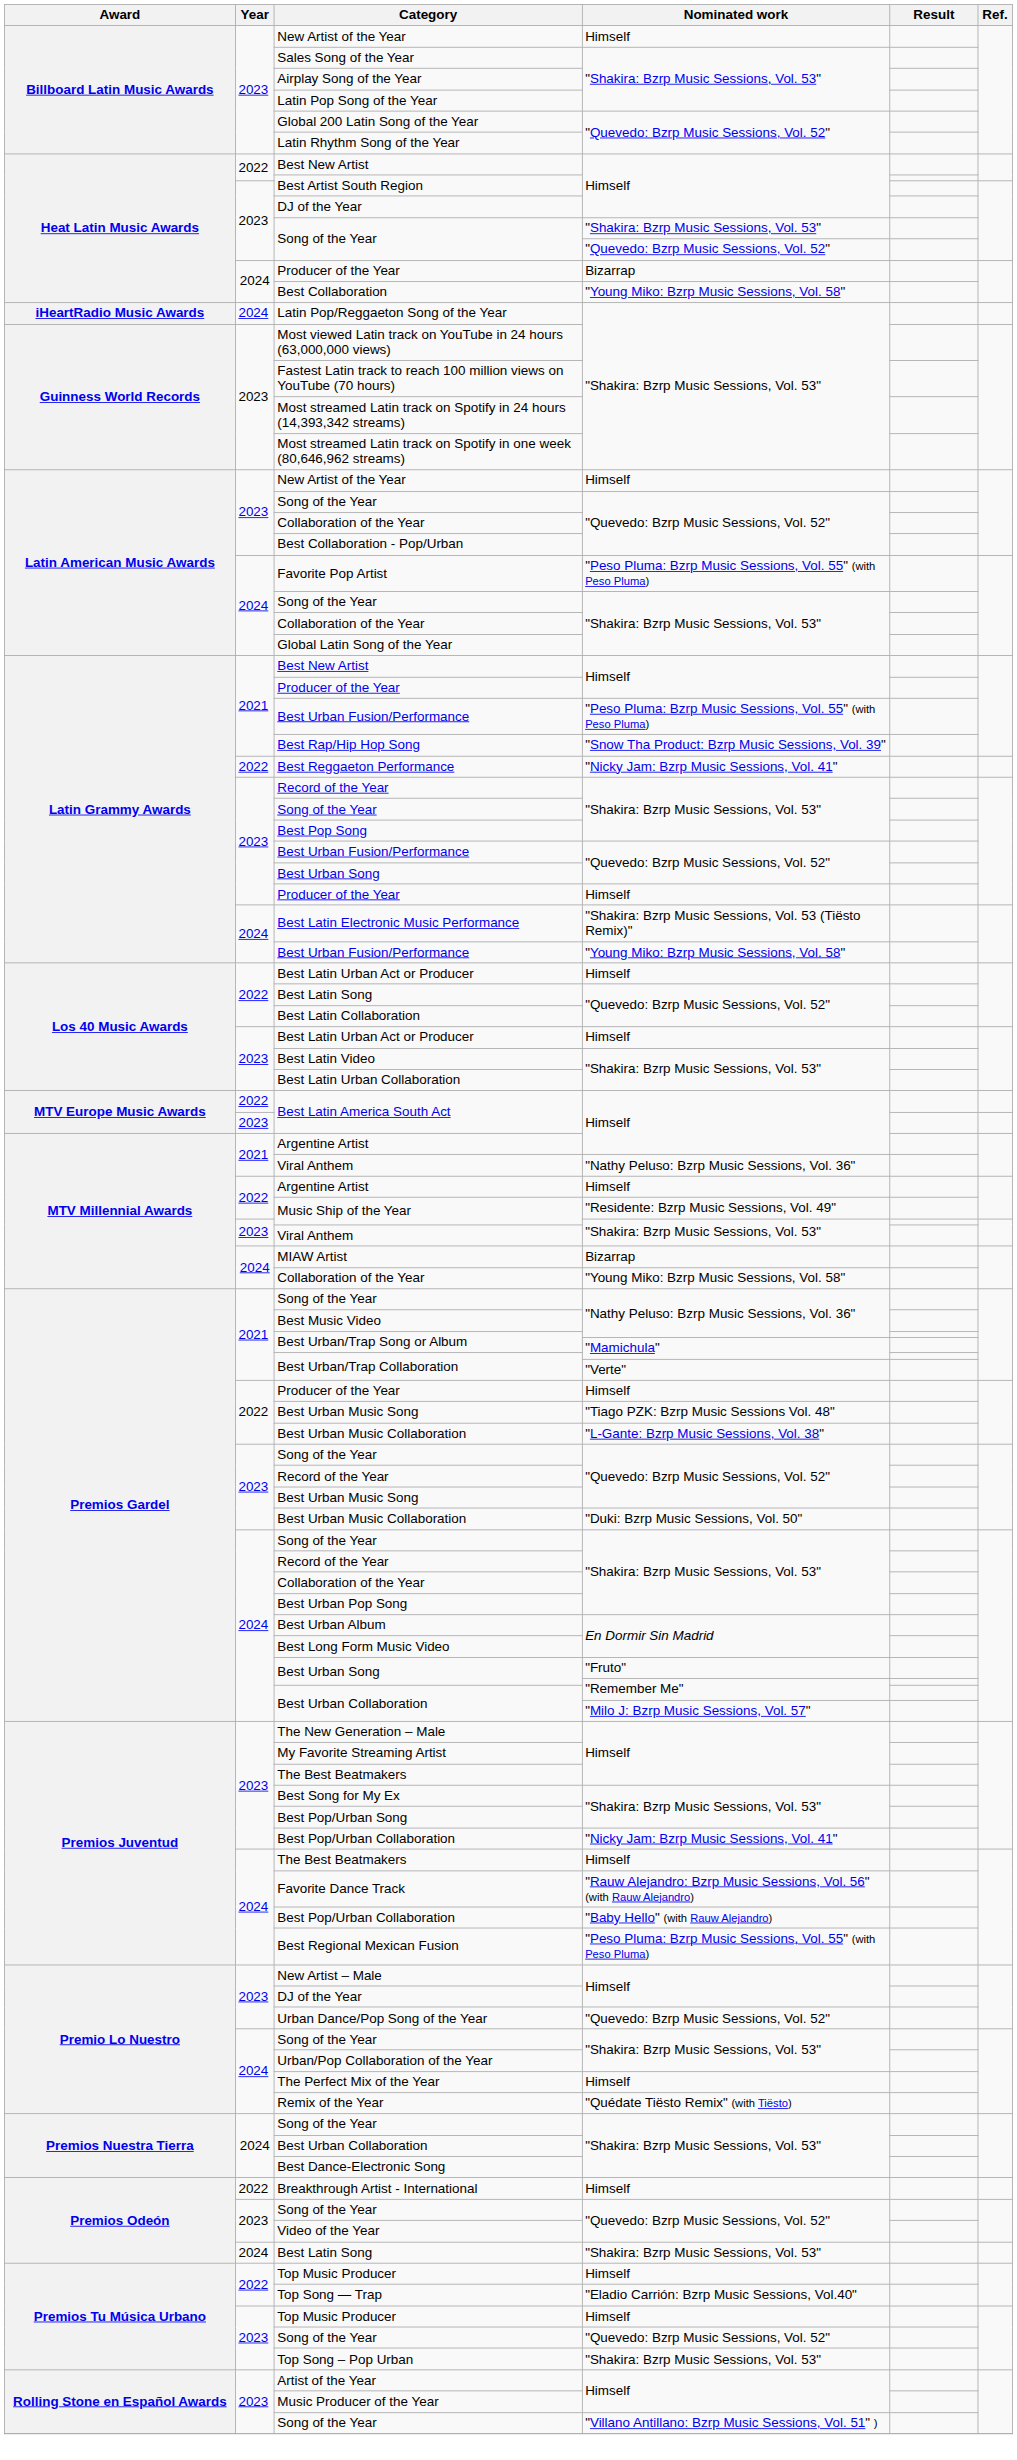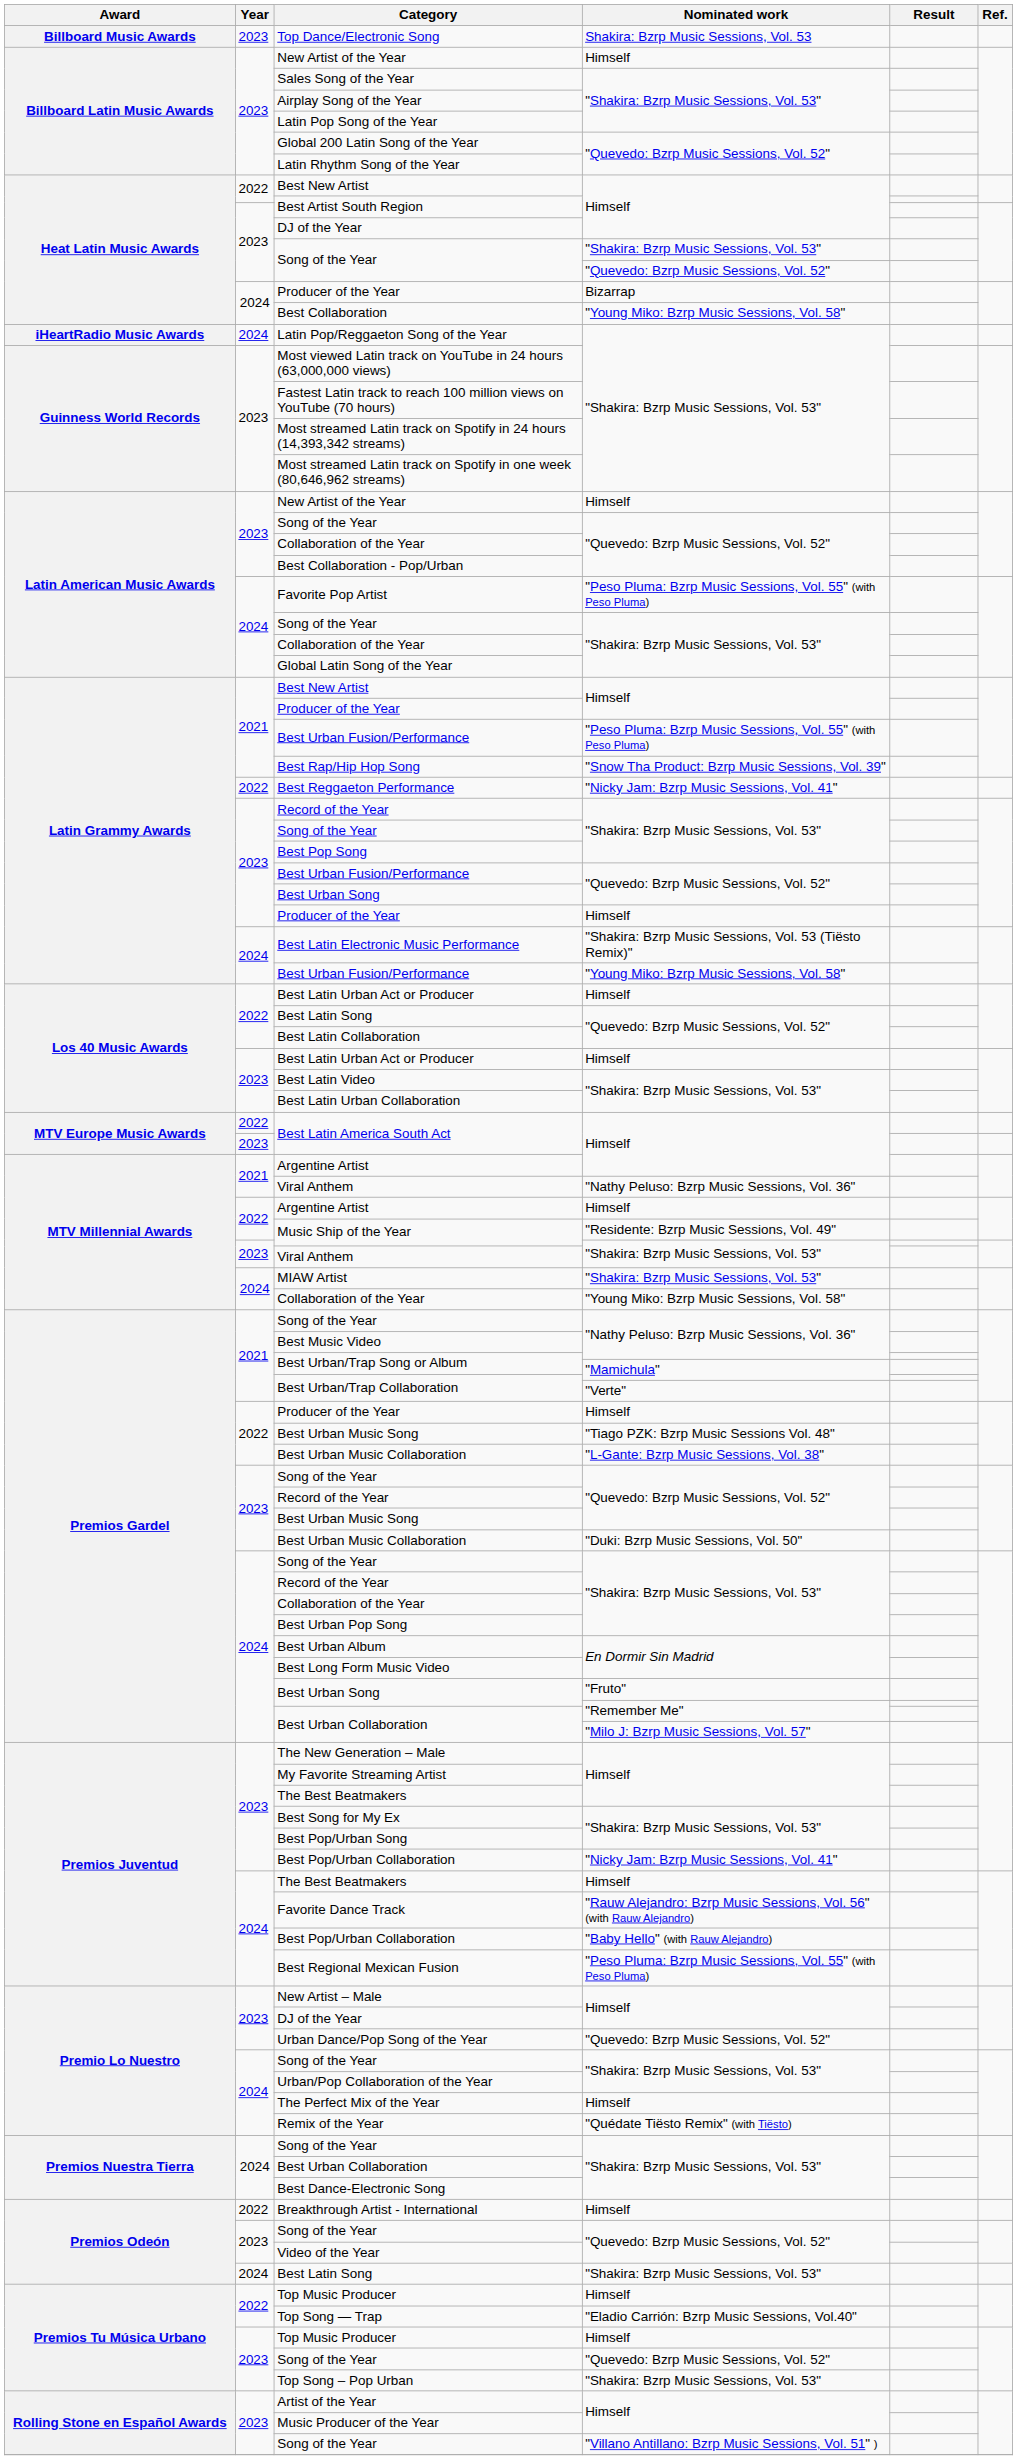+ row: (253, 36)
(610, 1256) Bizarrap -> (703, 1278) "Shakira: Bzrp Music Sessions, Vol. 53"
